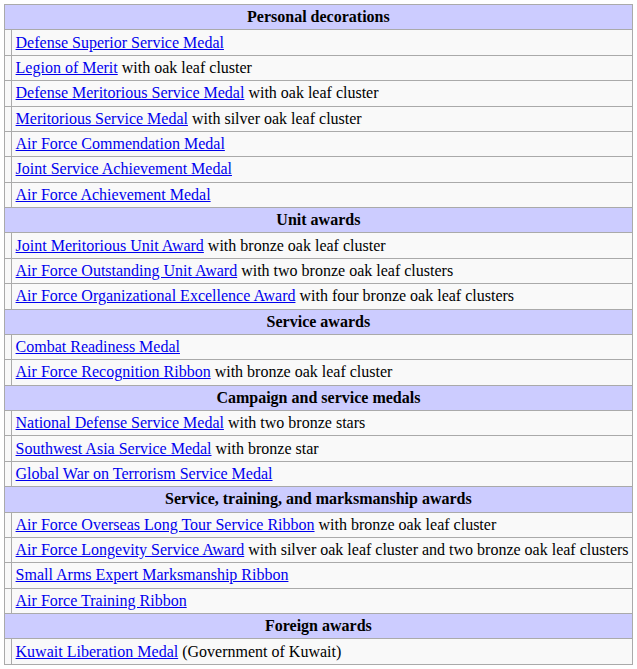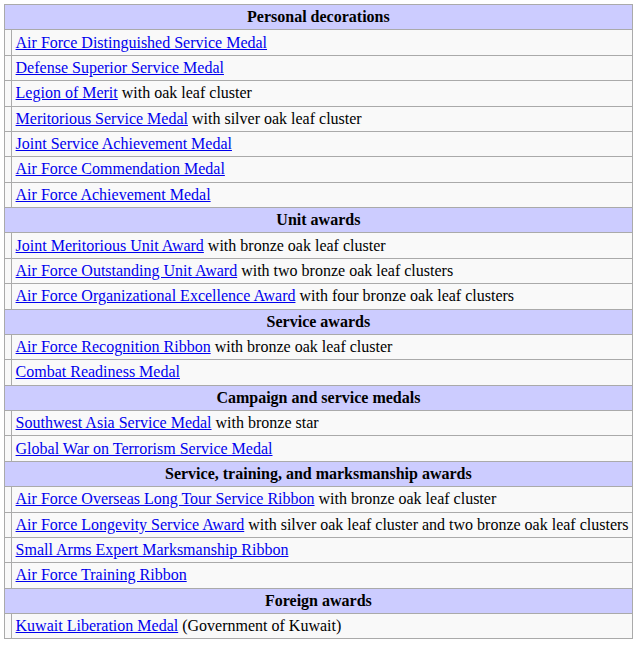+ row: (141, 42)
- row: (197, 93)
rows swapped: (120, 144) <-> (124, 169)
rows swapped: (98, 347) <-> (204, 372)
- row: (190, 423)
